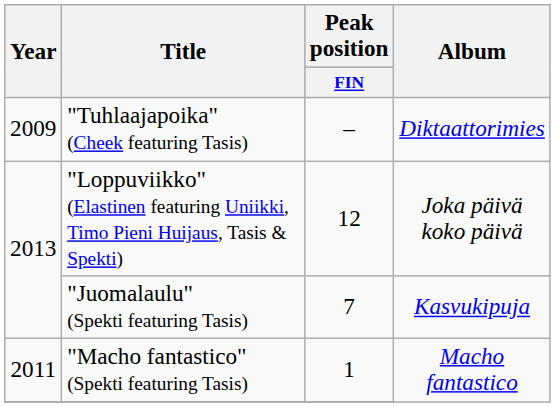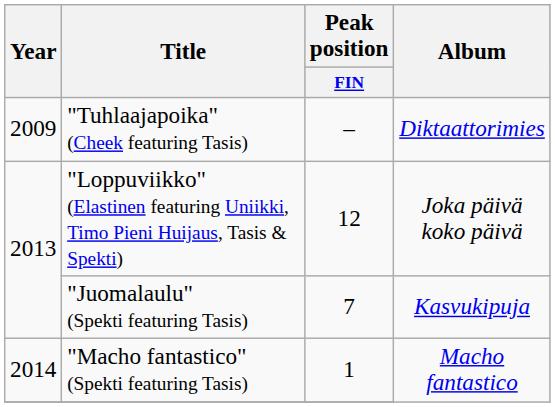(33, 369) 2011 -> (33, 369) 2014
